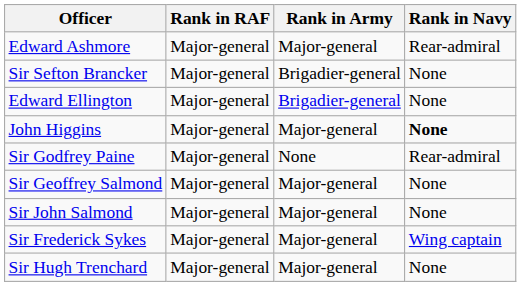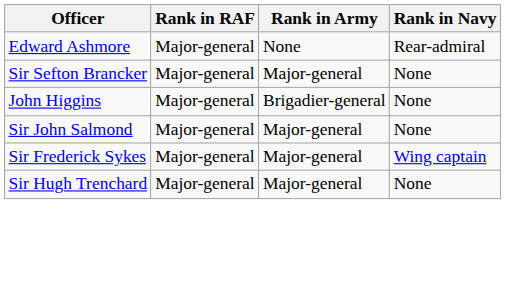(328, 45) Major-general -> (282, 45) None
(339, 73) Brigadier-general -> (313, 73) Major-general
- row: (70, 101)
(328, 128) Major-general -> (324, 101) Brigadier-general
(428, 128) bold -> (413, 101) normal
- row: (72, 156)
- row: (85, 184)
